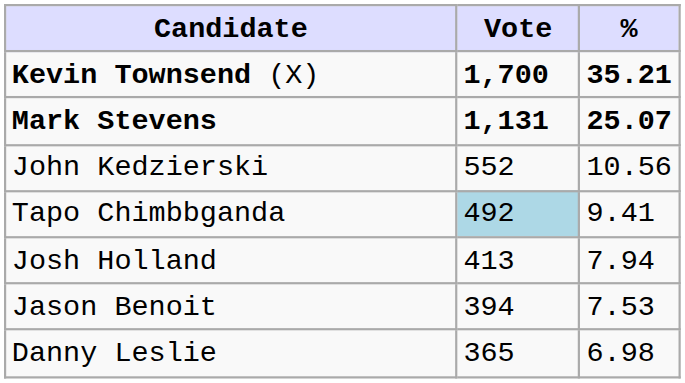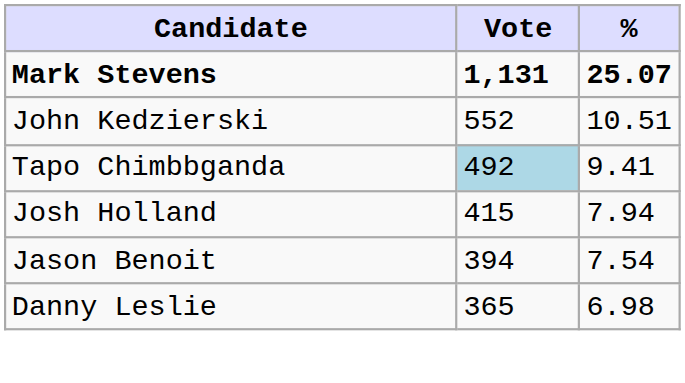- row: (166, 75)
(629, 167) 10.56 -> (629, 121) 10.51
(489, 260) 413 -> (489, 214) 415
(621, 307) 7.53 -> (621, 260) 7.54
